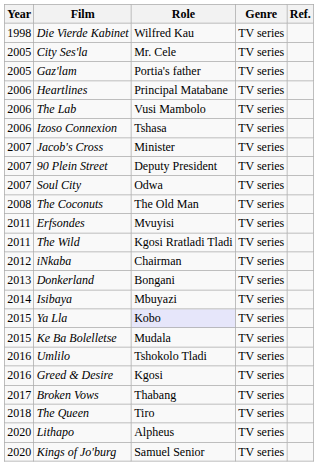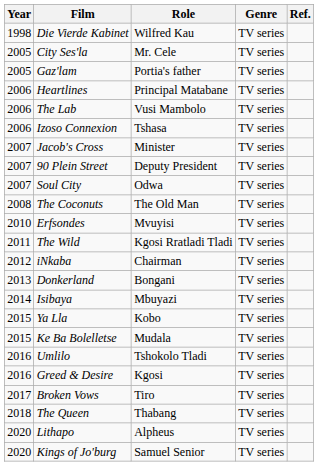(19, 223) 2011 -> (19, 223) 2010
(148, 318) lavender background -> (148, 318) no background
(155, 394) Thabang -> (144, 394) Tiro
(144, 413) Tiro -> (155, 413) Thabang
